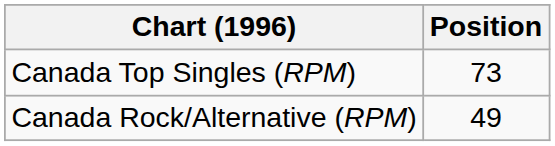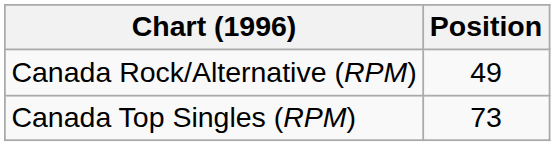rows swapped: (184, 72) <-> (214, 117)
